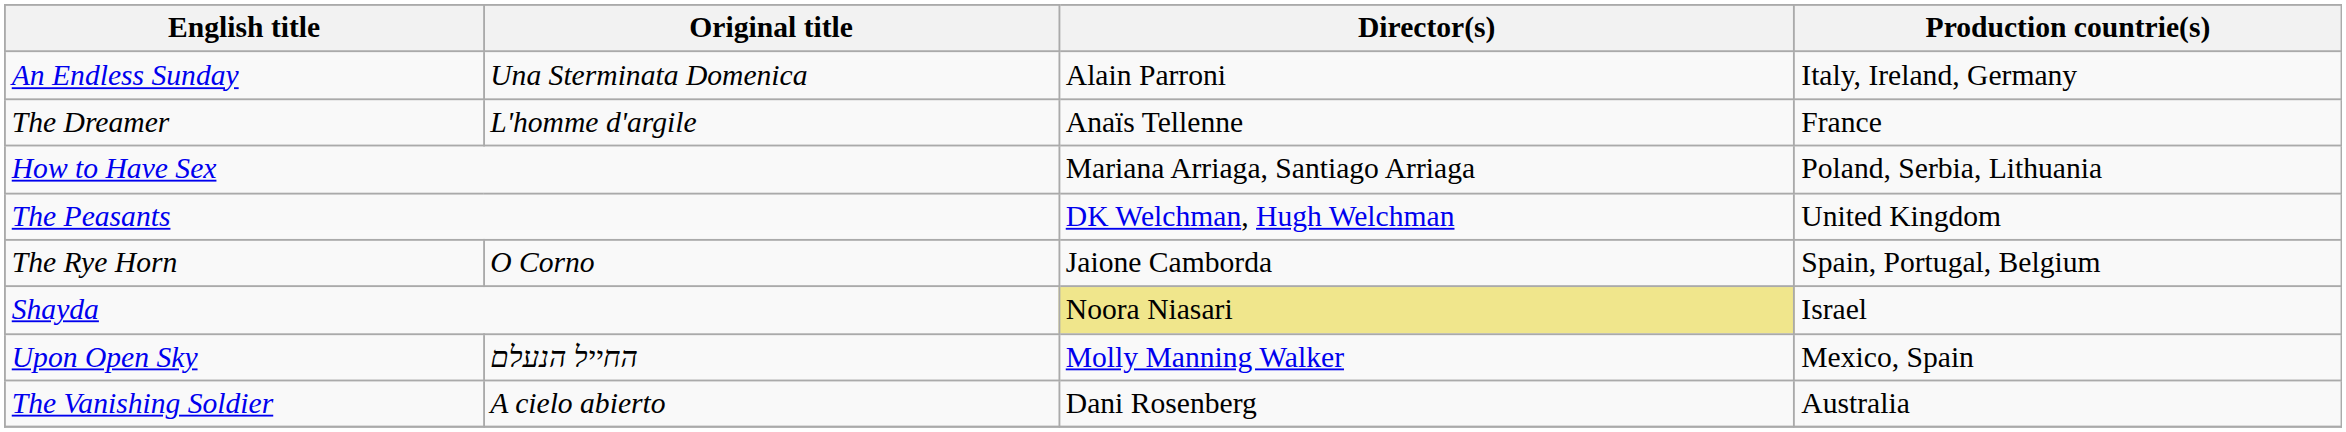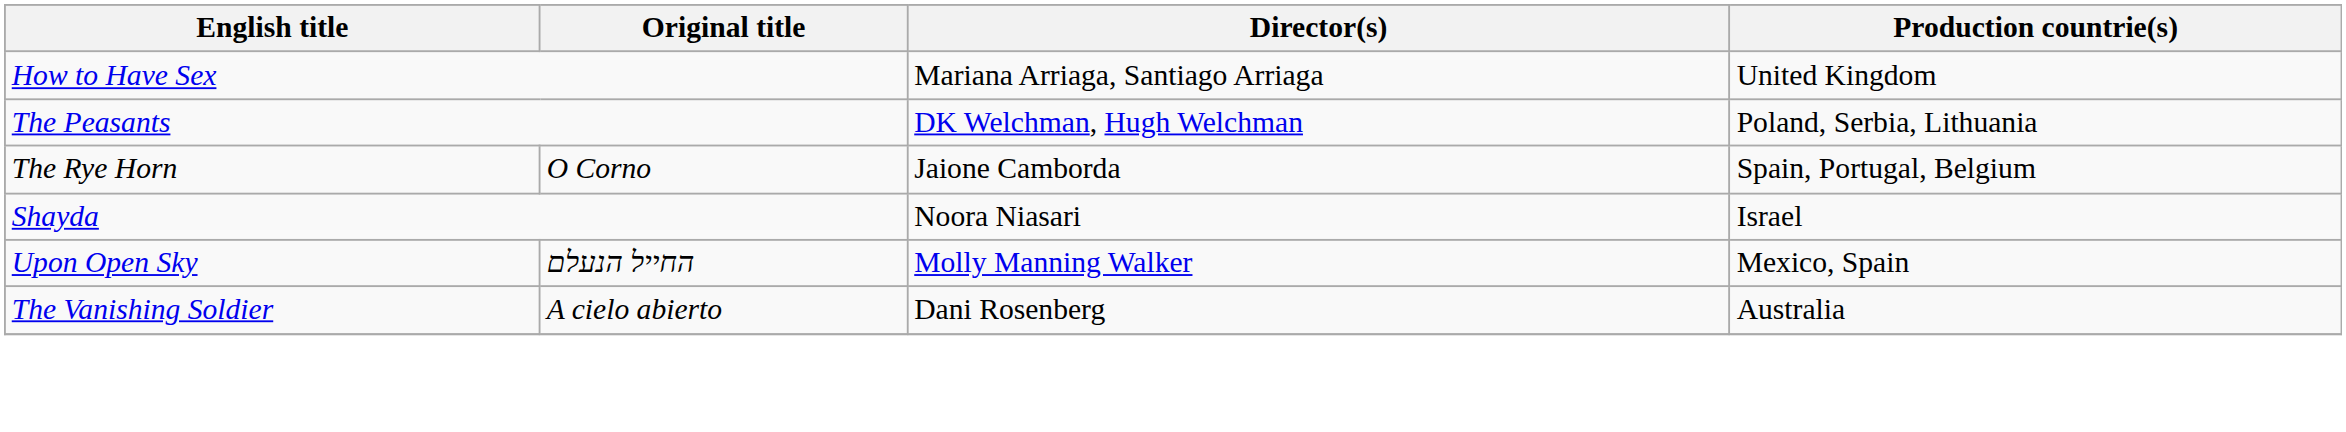- row: (125, 74)
- row: (91, 121)
(1952, 168) Poland, Serbia, Lithuania -> (1837, 74) United Kingdom
(1901, 215) United Kingdom -> (1887, 121) Poland, Serbia, Lithuania
(1149, 309) khaki background -> (998, 215) no background
